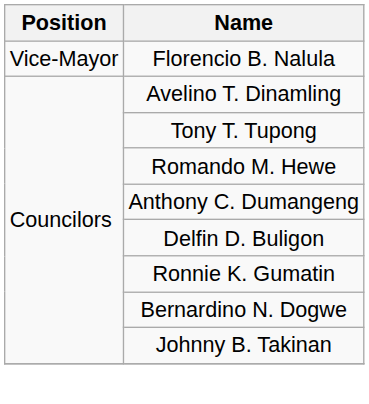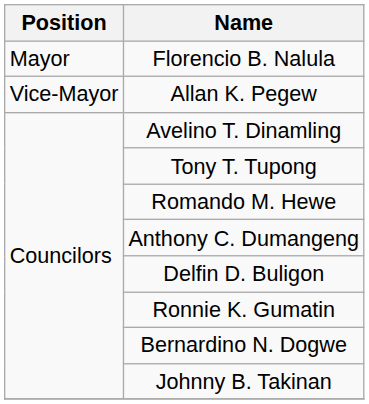(64, 58) Vice-Mayor -> (40, 58) Mayor
+ row: (244, 94)
